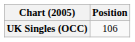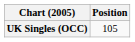(110, 28) 106 -> (110, 28) 105
